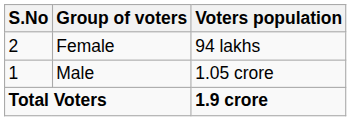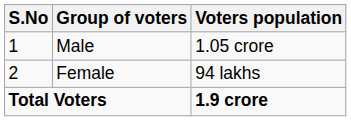rows swapped: (75, 73) <-> (85, 45)
